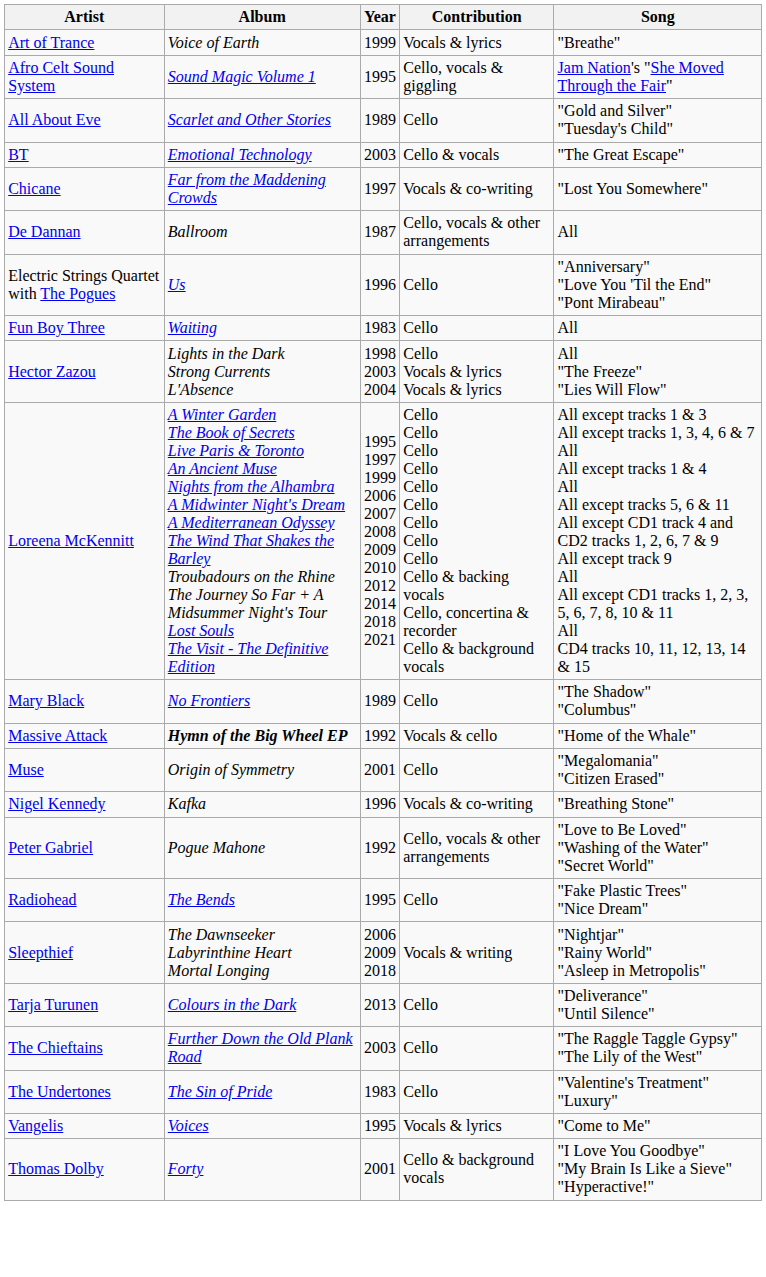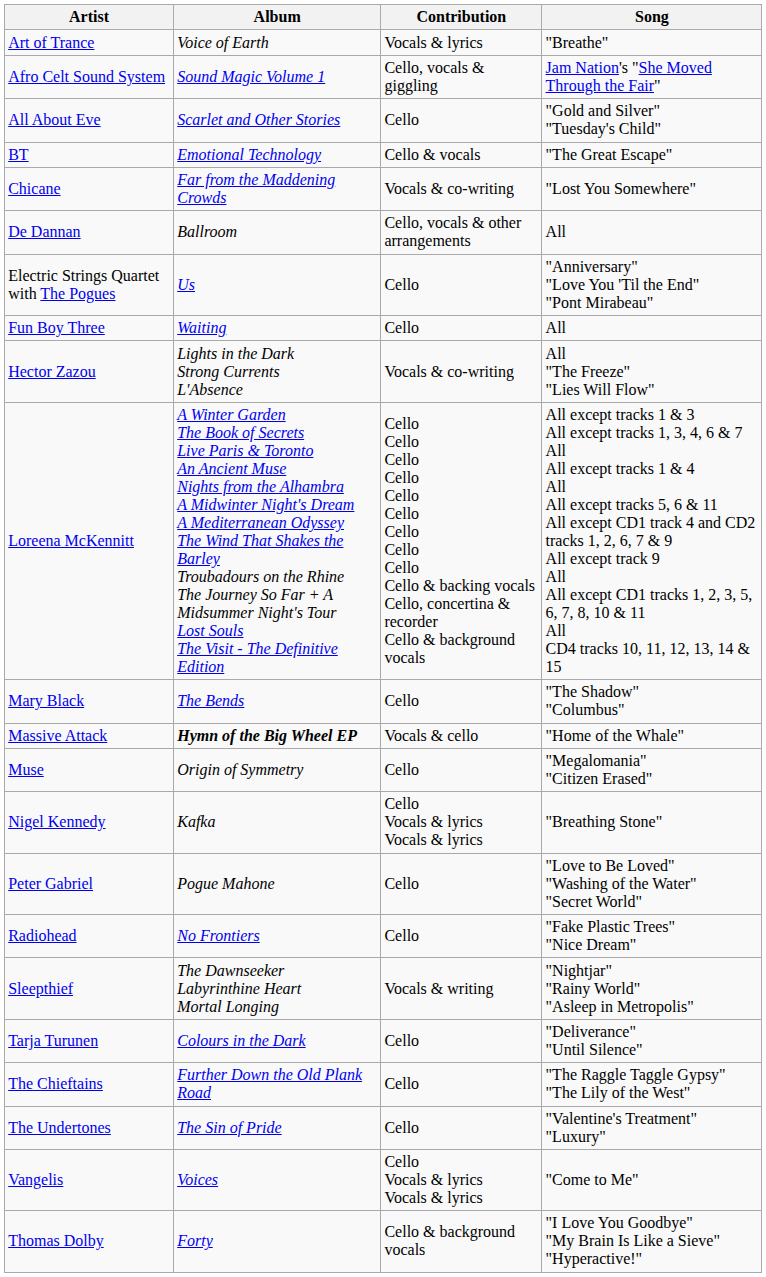- column: (380, 17)
(452, 371) Cello Vocals & lyrics Vocals & lyrics -> (449, 371) Vocals & co-writing
(209, 701) No Frontiers -> (211, 701) The Bends
(468, 804) Vocals & co-writing -> (434, 822) Cello Vocals & lyrics Vocals & lyrics
(472, 847) Cello, vocals & other arrangements -> (402, 883) Cello
(201, 900) The Bends -> (218, 936) No Frontiers
(452, 1126) Vocals & lyrics -> (434, 1180) Cello Vocals & lyrics Vocals & lyrics
